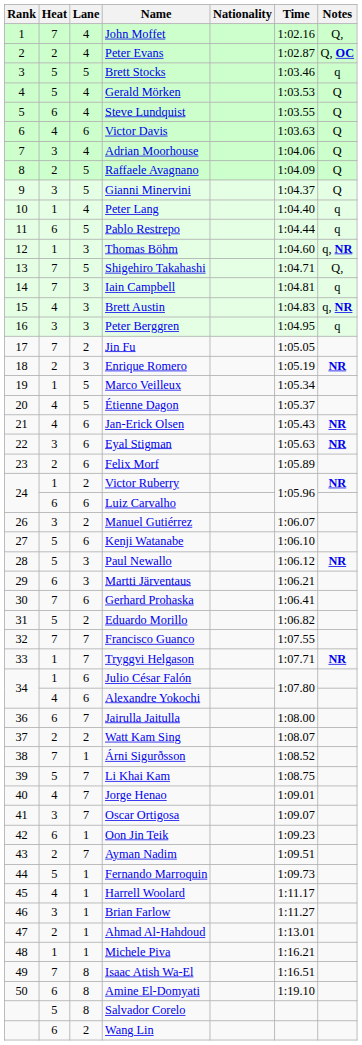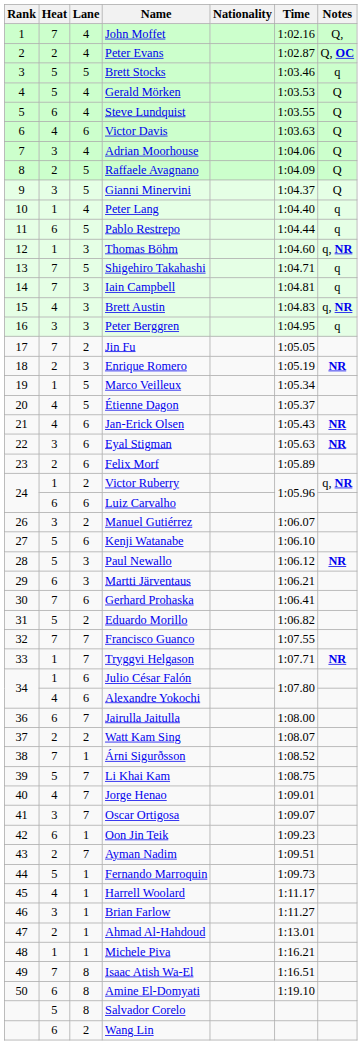(337, 268) Q, -> (337, 268) q
(337, 483) NR -> (337, 483) q, NR
